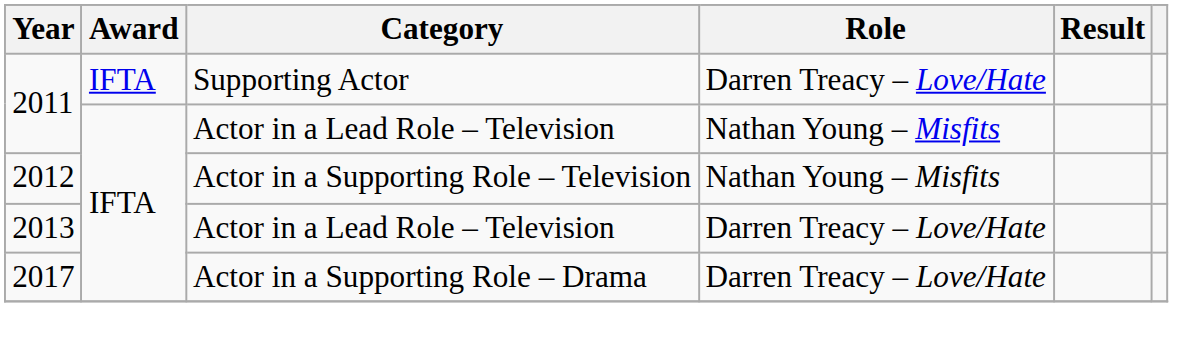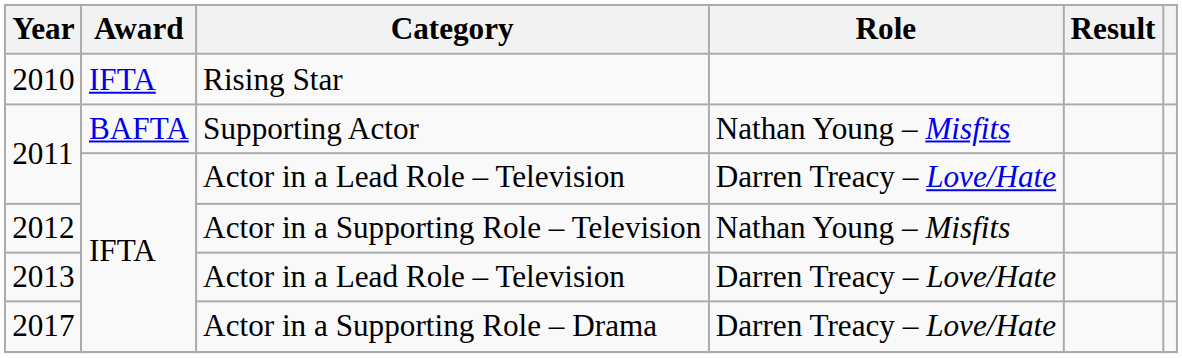+ row: (43, 78)
(122, 78) IFTA -> (139, 128) BAFTA
(876, 78) Darren Treacy – Love/Hate -> (863, 128) Nathan Young – Misfits
(853, 128) Nathan Young – Misfits -> (886, 177) Darren Treacy – Love/Hate
